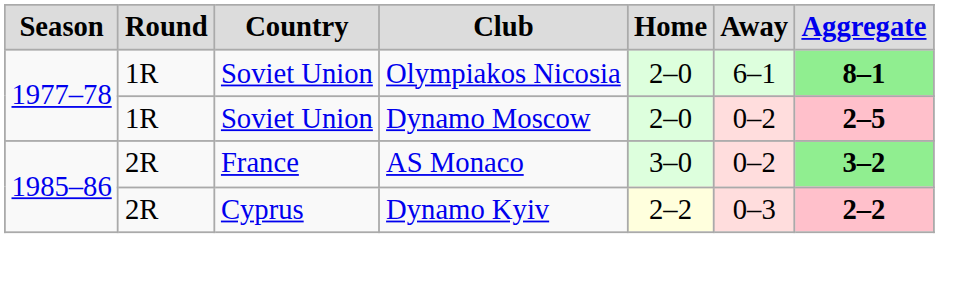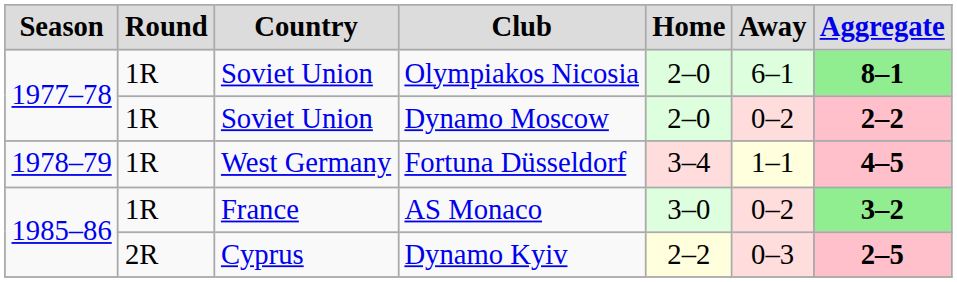(864, 118) 2–5 -> (882, 118) 2–2
+ row: (515, 163)
(142, 163) 2R -> (142, 208) 1R
(864, 208) 2–2 -> (882, 254) 2–5
